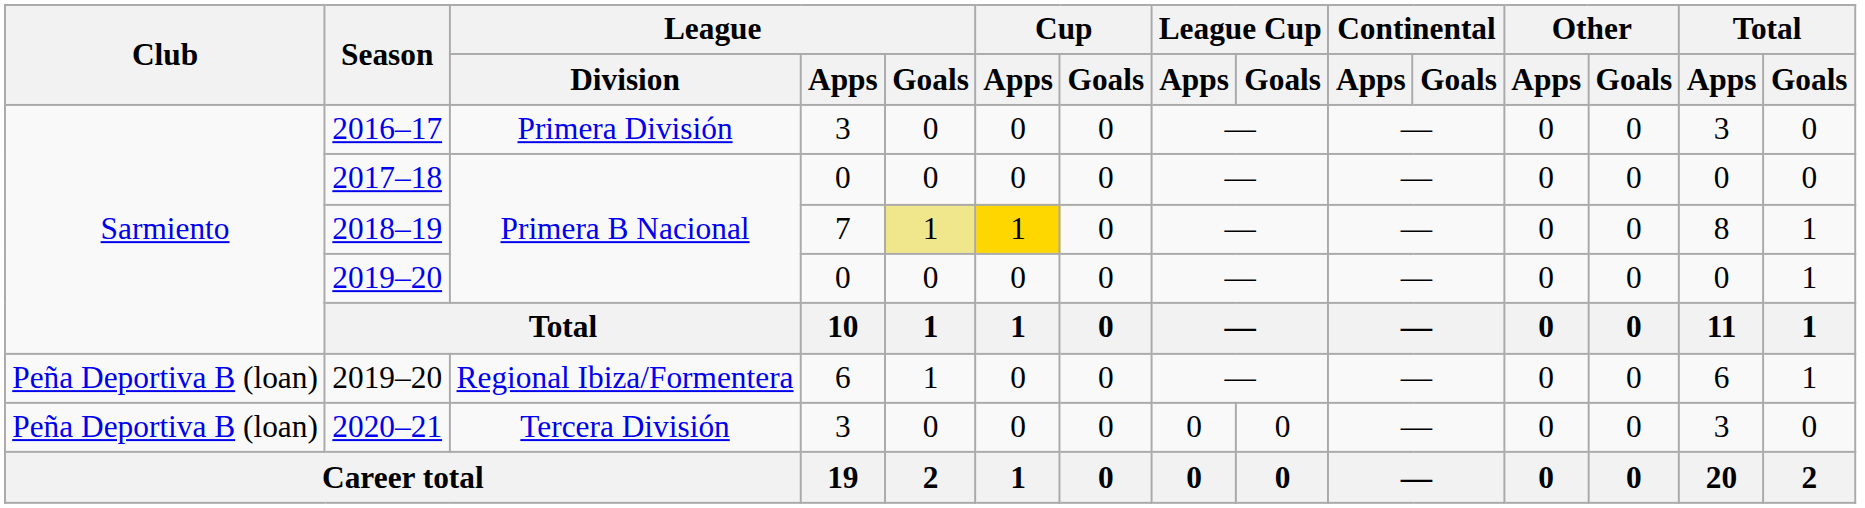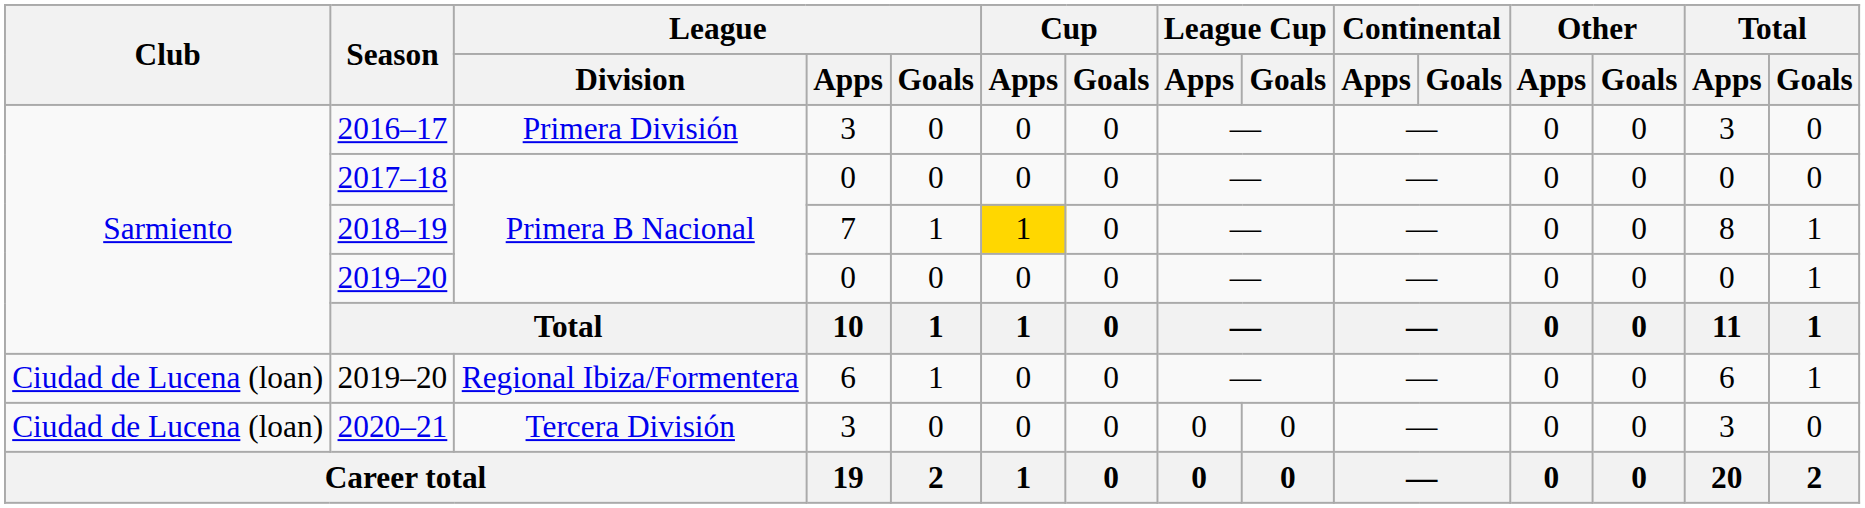(931, 228) khaki background -> (936, 228) no background
(165, 377) Peña Deportiva B (loan) -> (168, 377) Ciudad de Lucena (loan)
(165, 427) Peña Deportiva B (loan) -> (168, 427) Ciudad de Lucena (loan)
